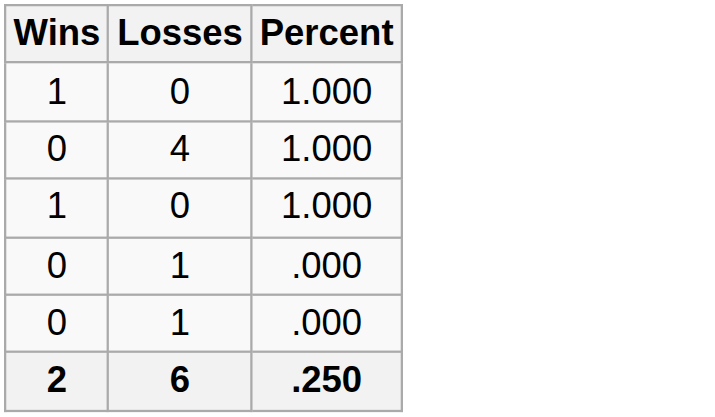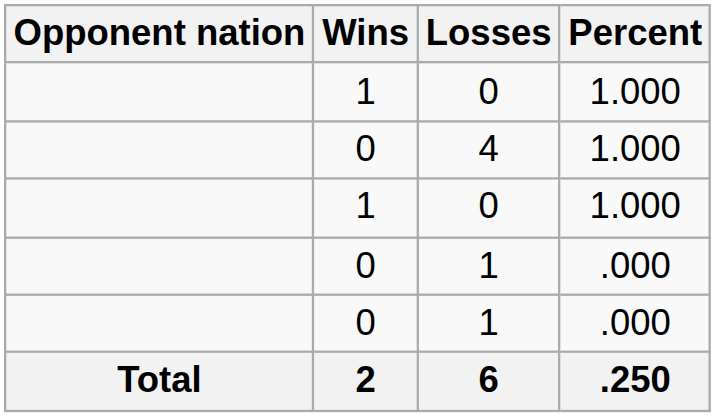+ column: (159, 33)
